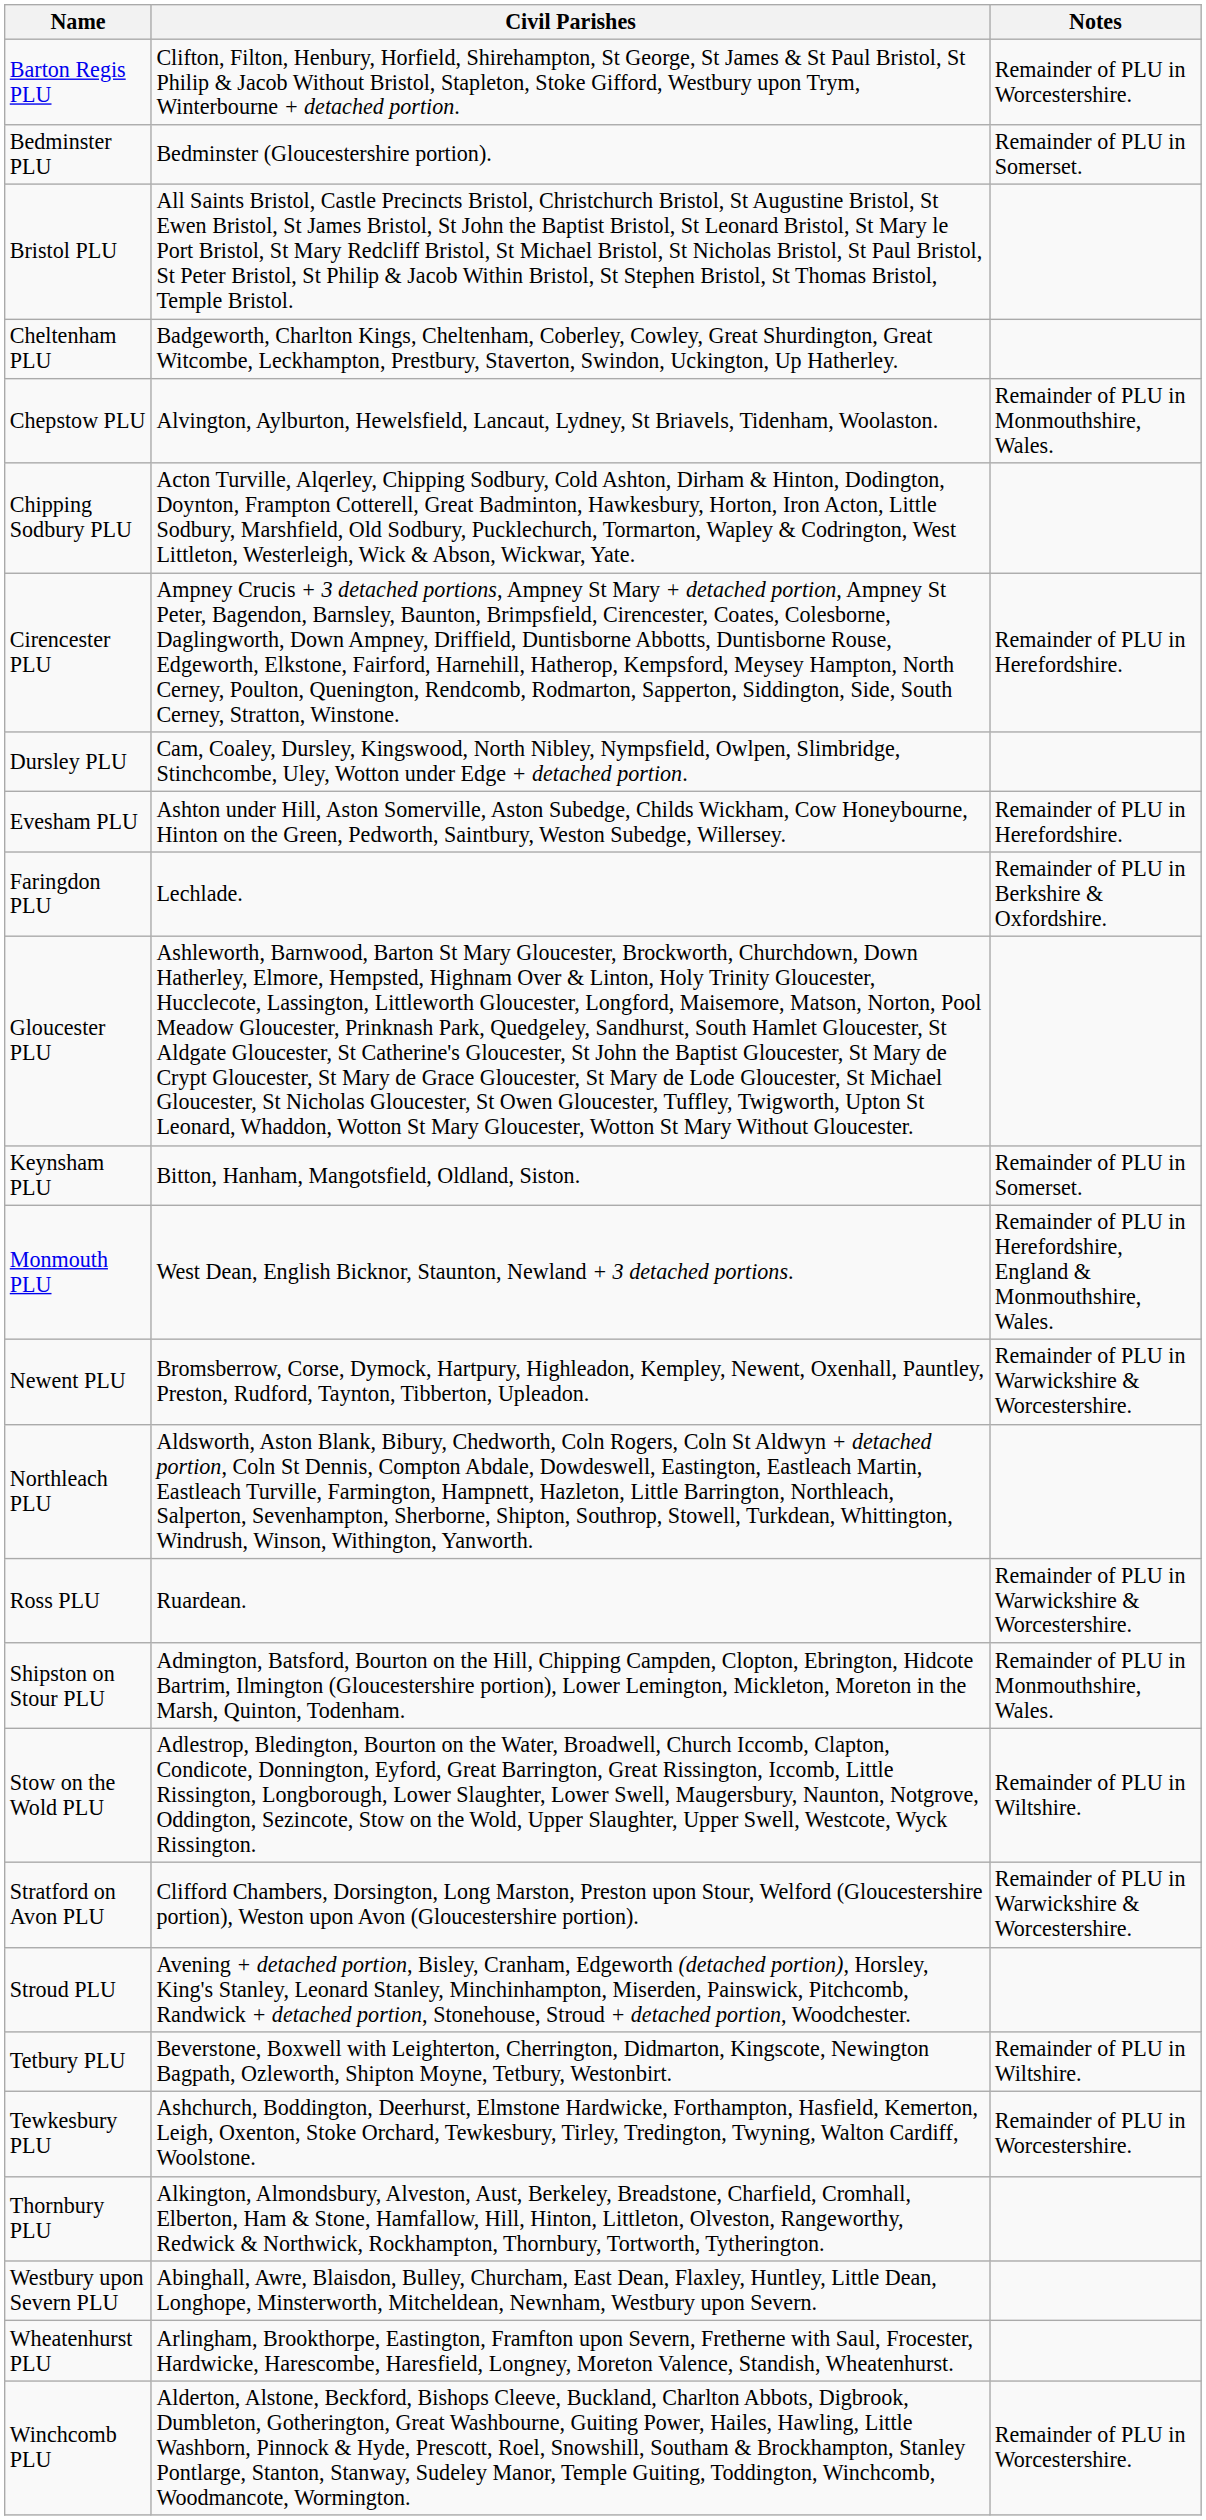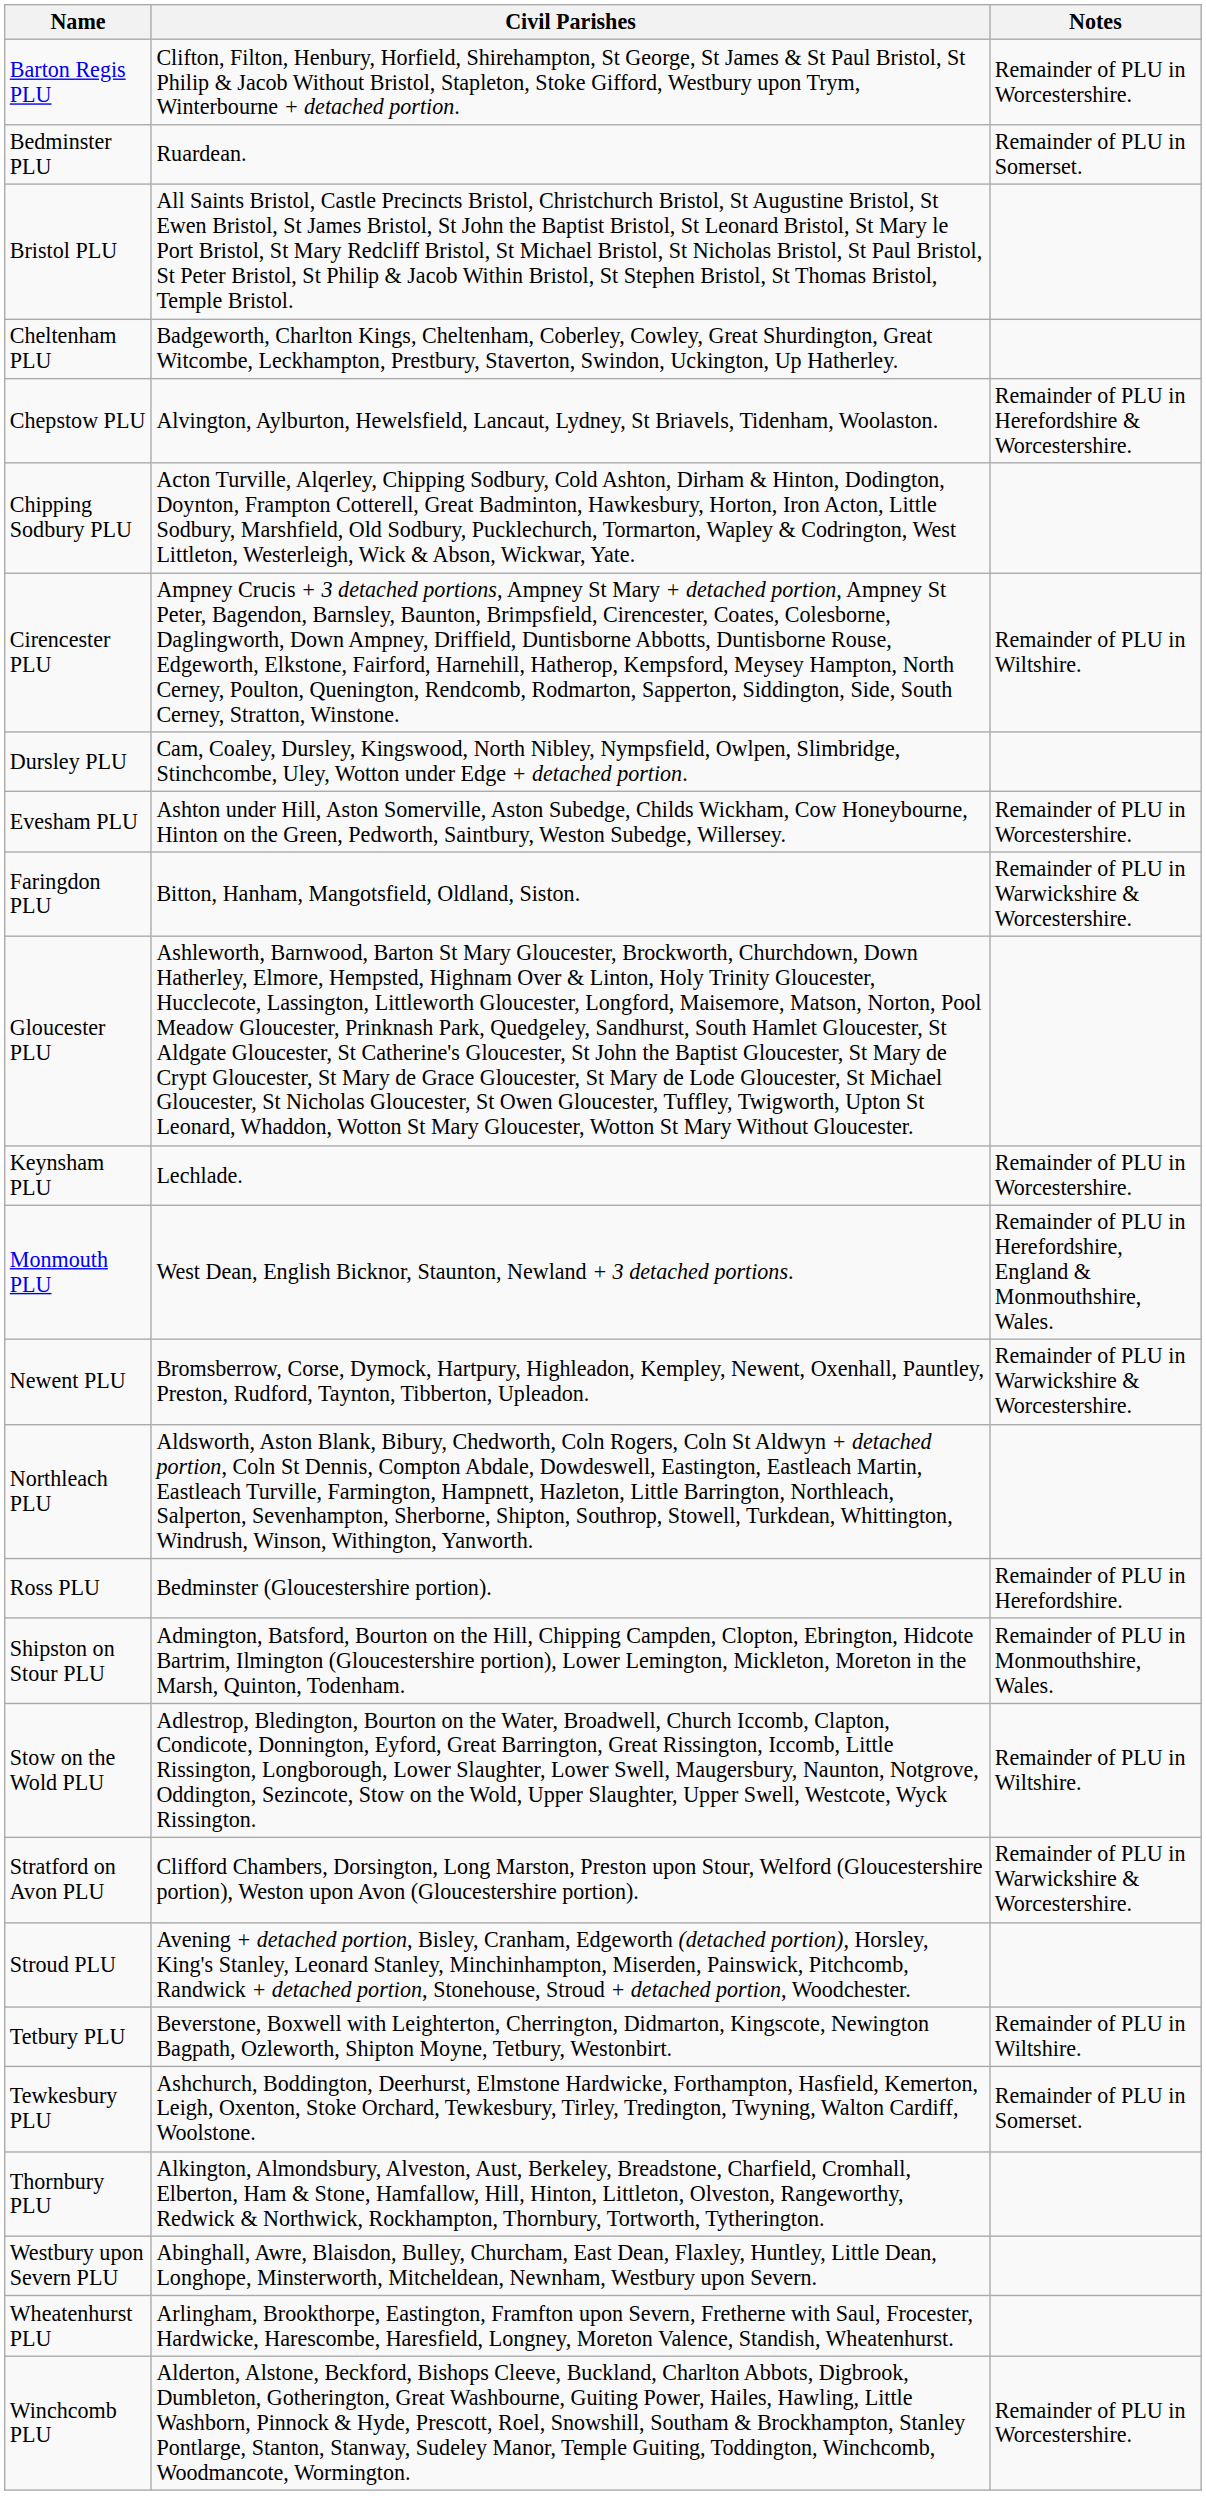(324, 154) Bedminster (Gloucestershire portion). -> (201, 154) Ruardean.
(1090, 420) Remainder of PLU in Monmouthshire, Wales. -> (1090, 420) Remainder of PLU in Herefordshire & Worcestershire.
(1090, 652) Remainder of PLU in Herefordshire. -> (1090, 652) Remainder of PLU in Wiltshire.
(1090, 821) Remainder of PLU in Herefordshire. -> (1090, 821) Remainder of PLU in Worcestershire.
(200, 893) Lechlade. -> (368, 893) Bitton, Hanham, Mangotsfield, Oldland, Siston.
(1090, 893) Remainder of PLU in Berkshire & Oxfordshire. -> (1090, 893) Remainder of PLU in Warwickshire & Worcestershire.
(368, 1174) Bitton, Hanham, Mangotsfield, Oldland, Siston. -> (200, 1174) Lechlade.
(1090, 1174) Remainder of PLU in Somerset. -> (1090, 1174) Remainder of PLU in Worcestershire.
(201, 1600) Ruardean. -> (324, 1588) Bedminster (Gloucestershire portion).
(1090, 1600) Remainder of PLU in Warwickshire & Worcestershire. -> (1090, 1588) Remainder of PLU in Herefordshire.
(1090, 2133) Remainder of PLU in Worcestershire. -> (1090, 2108) Remainder of PLU in Somerset.
